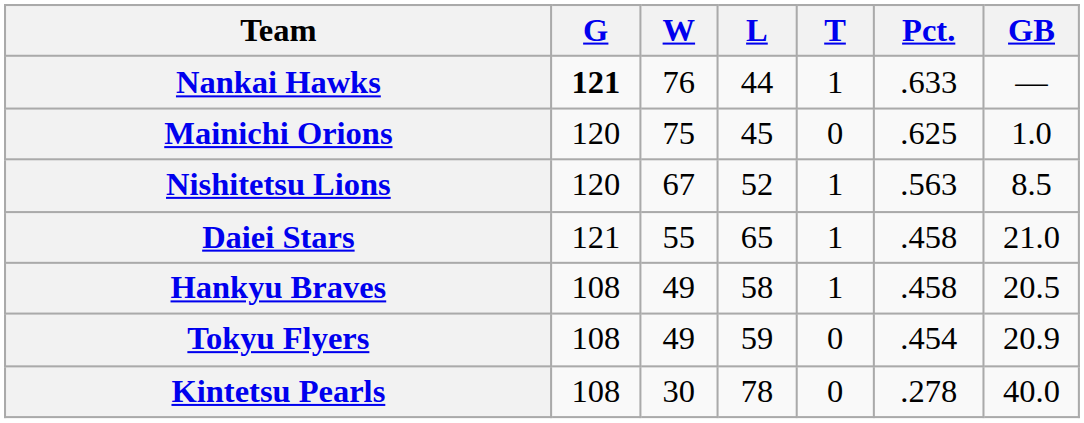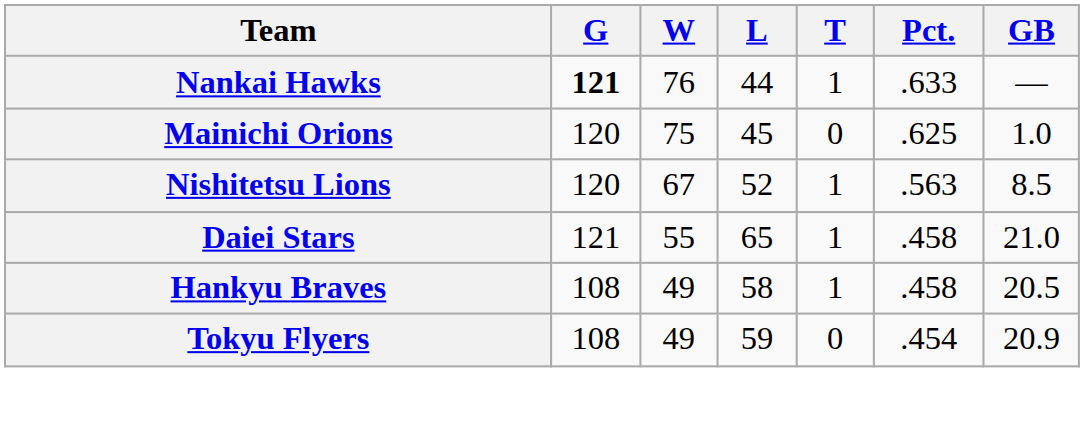- row: (278, 390)
